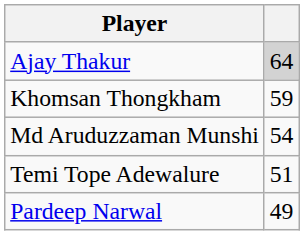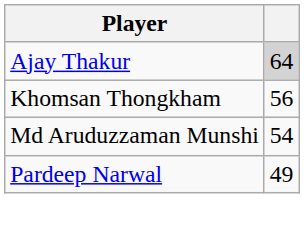(282, 98) 59 -> (282, 98) 56
- row: (115, 173)
